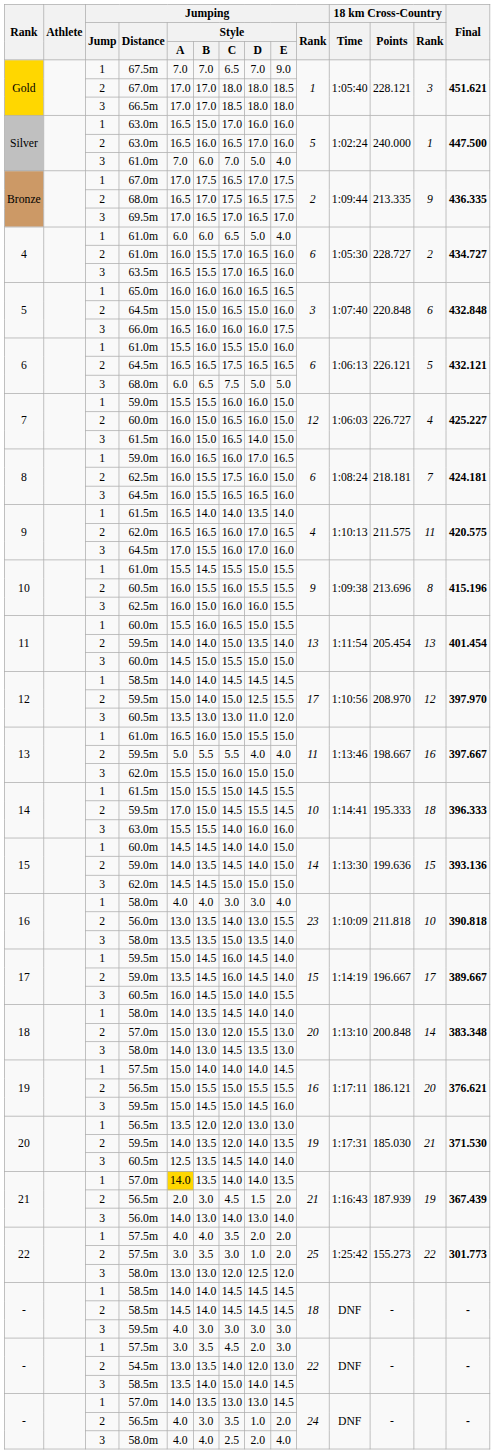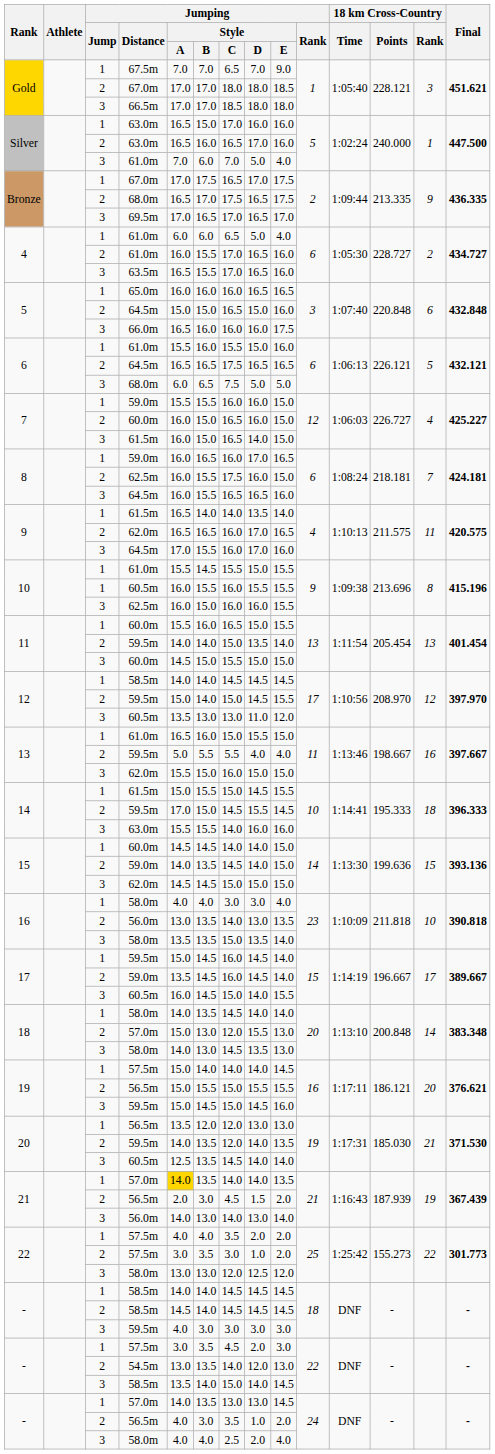(102, 587) 2 -> (102, 587) 1
(258, 699) 12.5 -> (258, 699) 14.5
(284, 921) 15.5 -> (284, 921) 13.5
